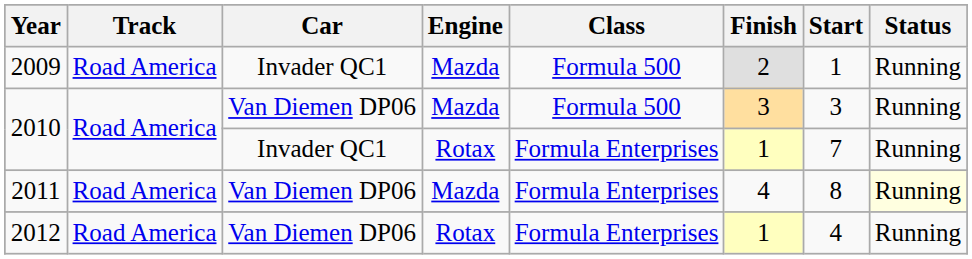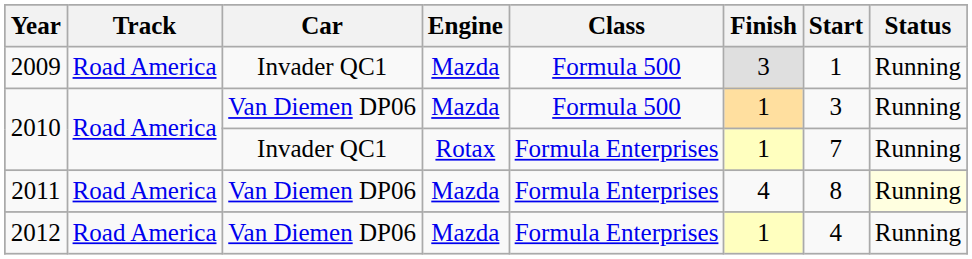(764, 66) 2 -> (764, 66) 3
(764, 108) 3 -> (764, 108) 1
(465, 232) Rotax -> (465, 232) Mazda
